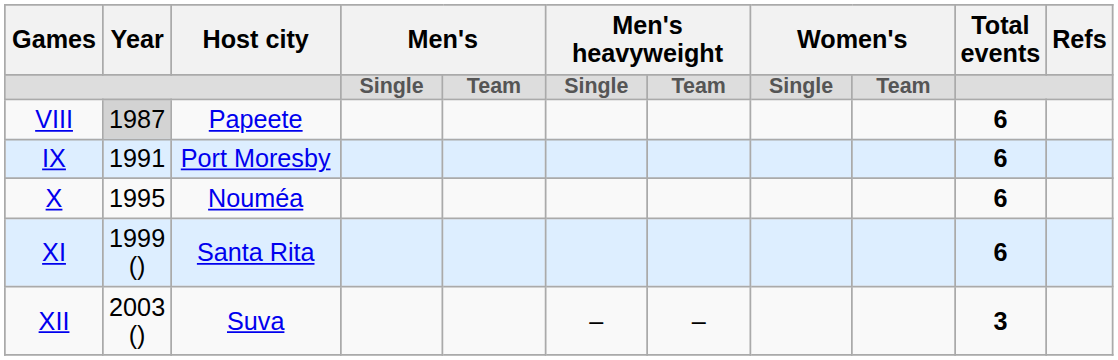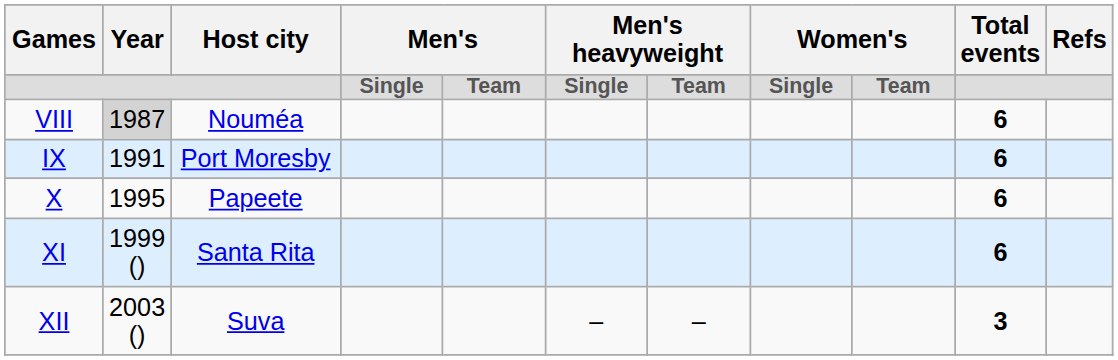(256, 119) Papeete -> (256, 119) Nouméa
(256, 199) Nouméa -> (256, 199) Papeete
